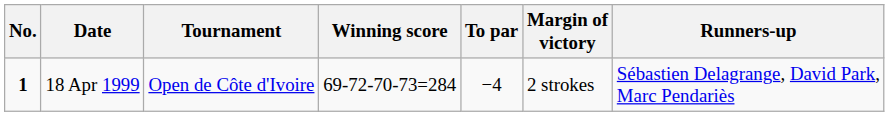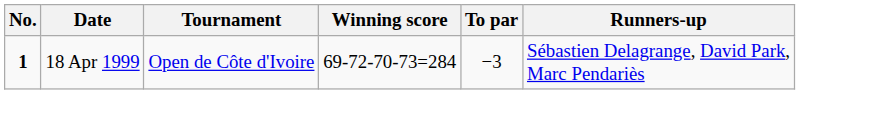- column: (568, 31)
(492, 84) −4 -> (492, 62) −3
